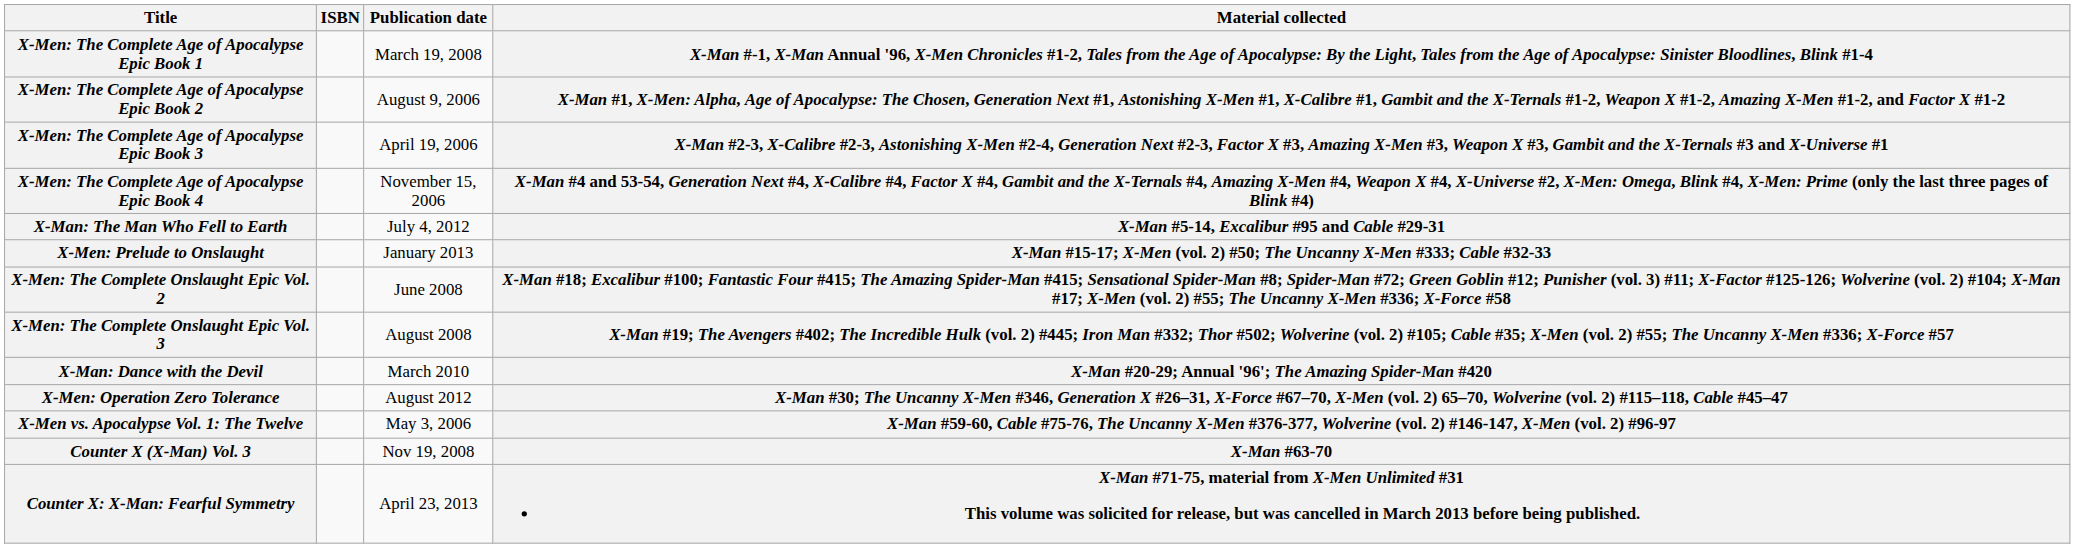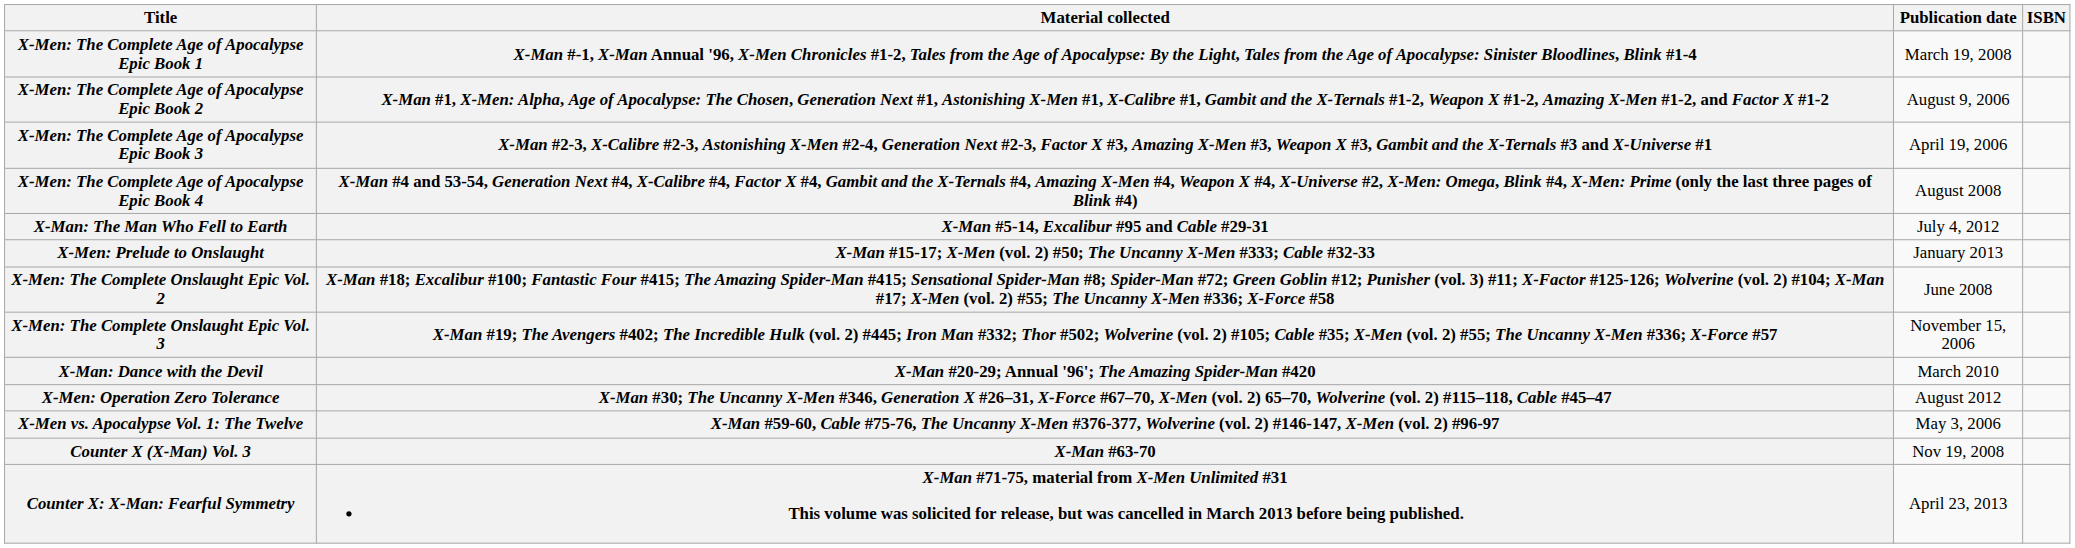columns swapped: (1281, 17) <-> (340, 17)
(428, 190) November 15, 2006 -> (1958, 190) August 2008
(428, 334) August 2008 -> (1958, 334) November 15, 2006
